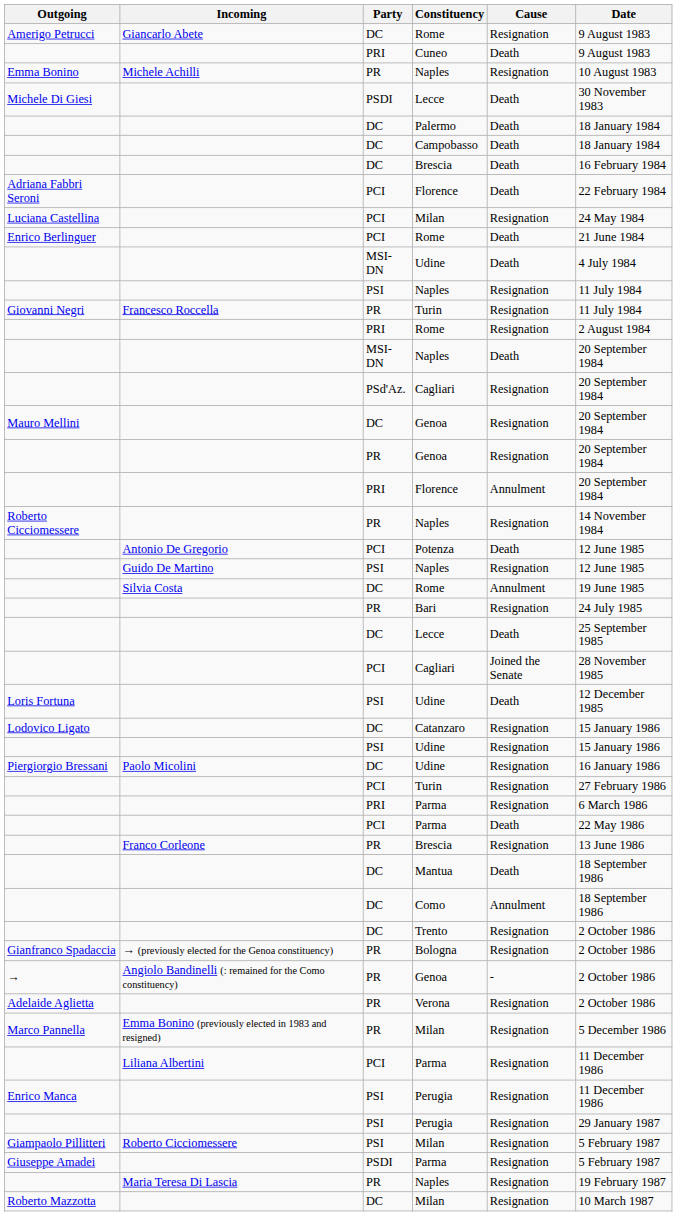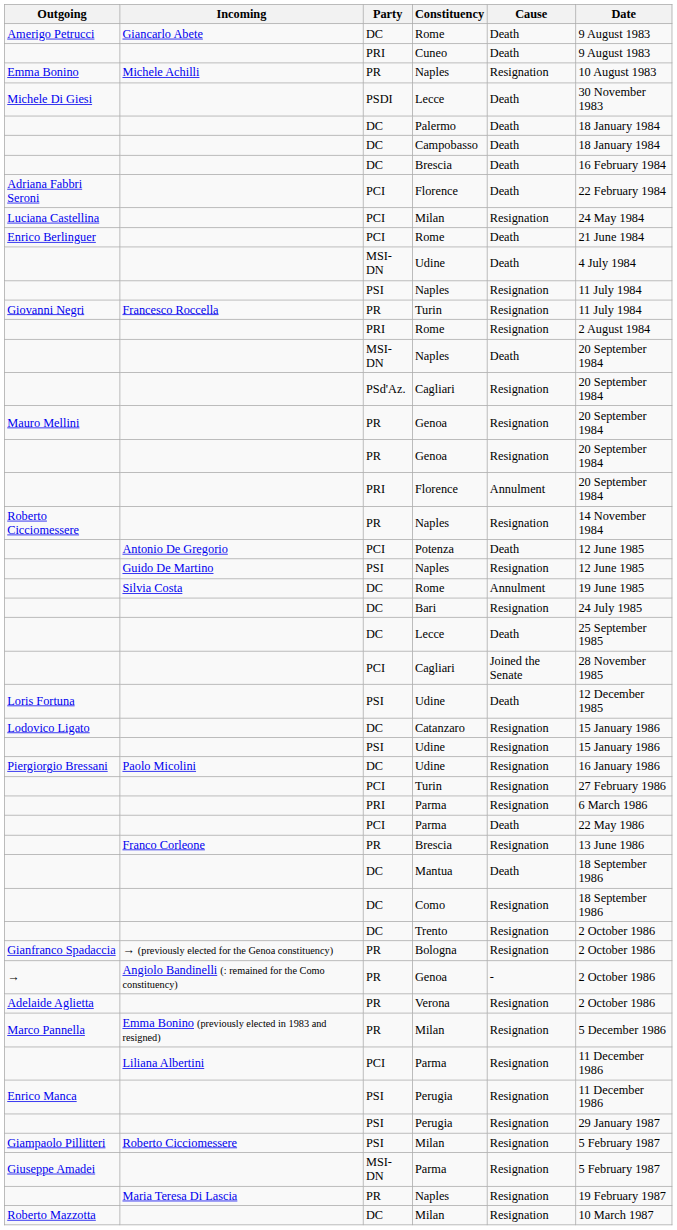(519, 33) Resignation -> (504, 33) Death
(375, 422) DC -> (373, 422) PR
(373, 607) PR -> (375, 607) DC
(517, 904) Annulment -> (519, 904) Resignation
(379, 1162) PSDI -> (379, 1169) MSI-DN
